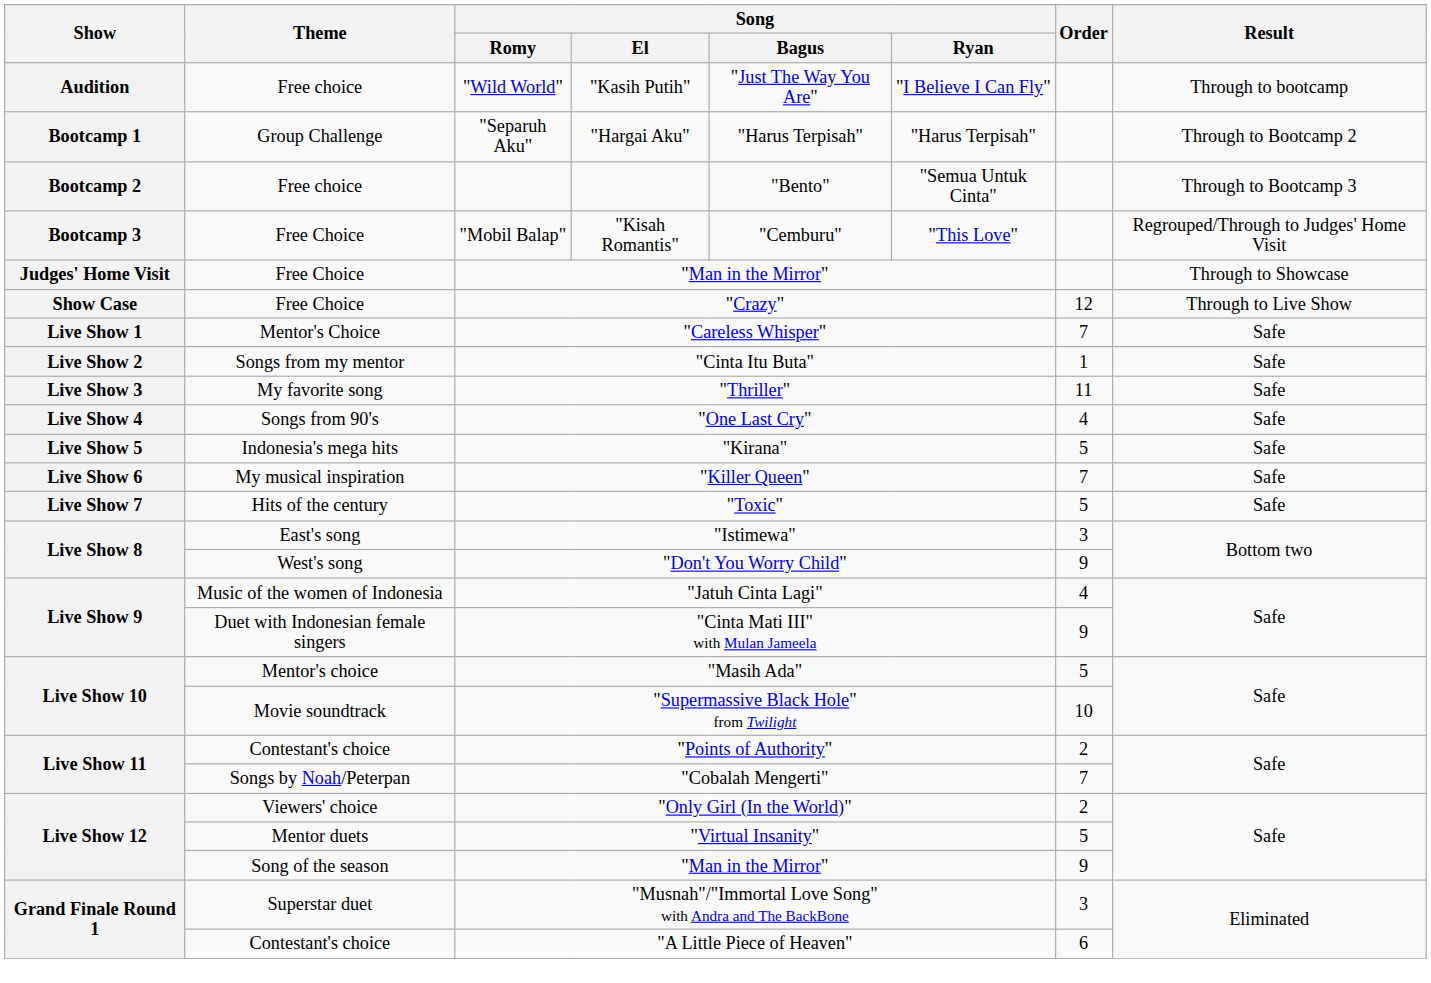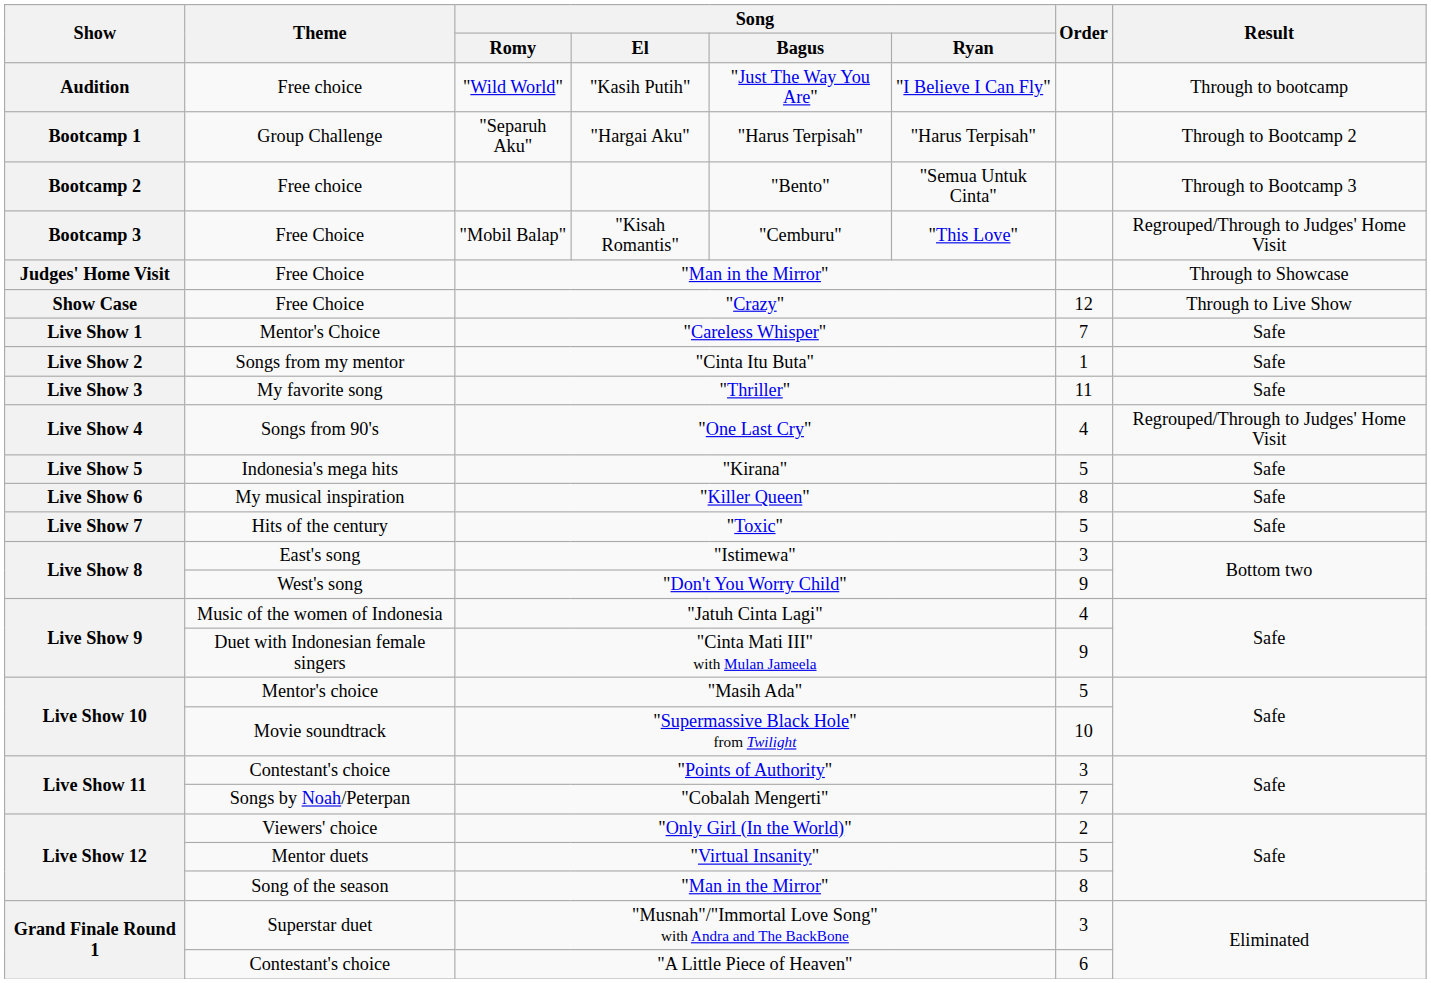(1269, 419) Safe -> (1269, 429) Regrouped/Through to Judges' Home Visit
(1084, 477) 7 -> (1084, 497) 8
(1084, 749) 2 -> (1084, 770) 3
(1084, 865) 9 -> (1084, 885) 8
